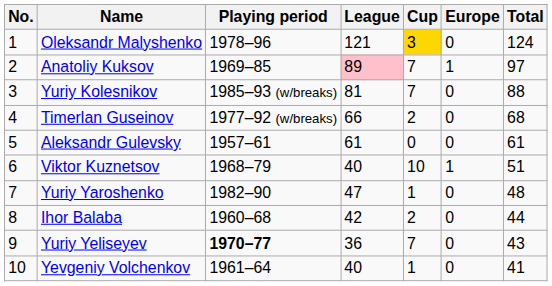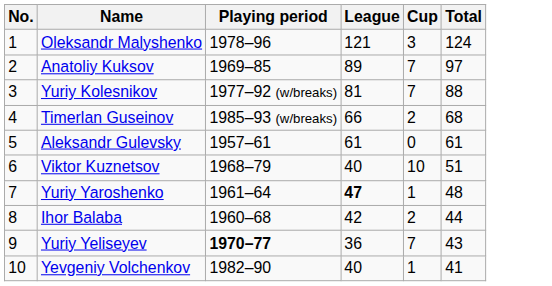- column: (473, 17)
(412, 42) gold background -> (412, 42) no background
(353, 67) pink background -> (353, 67) no background
(273, 92) 1985–93 (w/breaks) -> (273, 92) 1977–92 (w/breaks)
(273, 117) 1977–92 (w/breaks) -> (273, 117) 1985–93 (w/breaks)
(240, 192) 1982–90 -> (240, 192) 1961–64
(353, 192) normal -> (353, 192) bold
(240, 268) 1961–64 -> (240, 268) 1982–90
